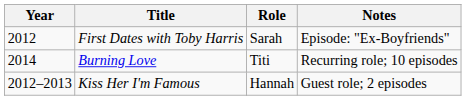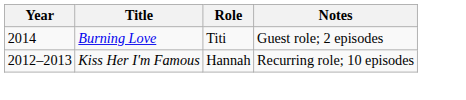- row: (161, 38)
(379, 60) Recurring role; 10 episodes -> (320, 38) Guest role; 2 episodes
(364, 83) Guest role; 2 episodes -> (336, 60) Recurring role; 10 episodes
